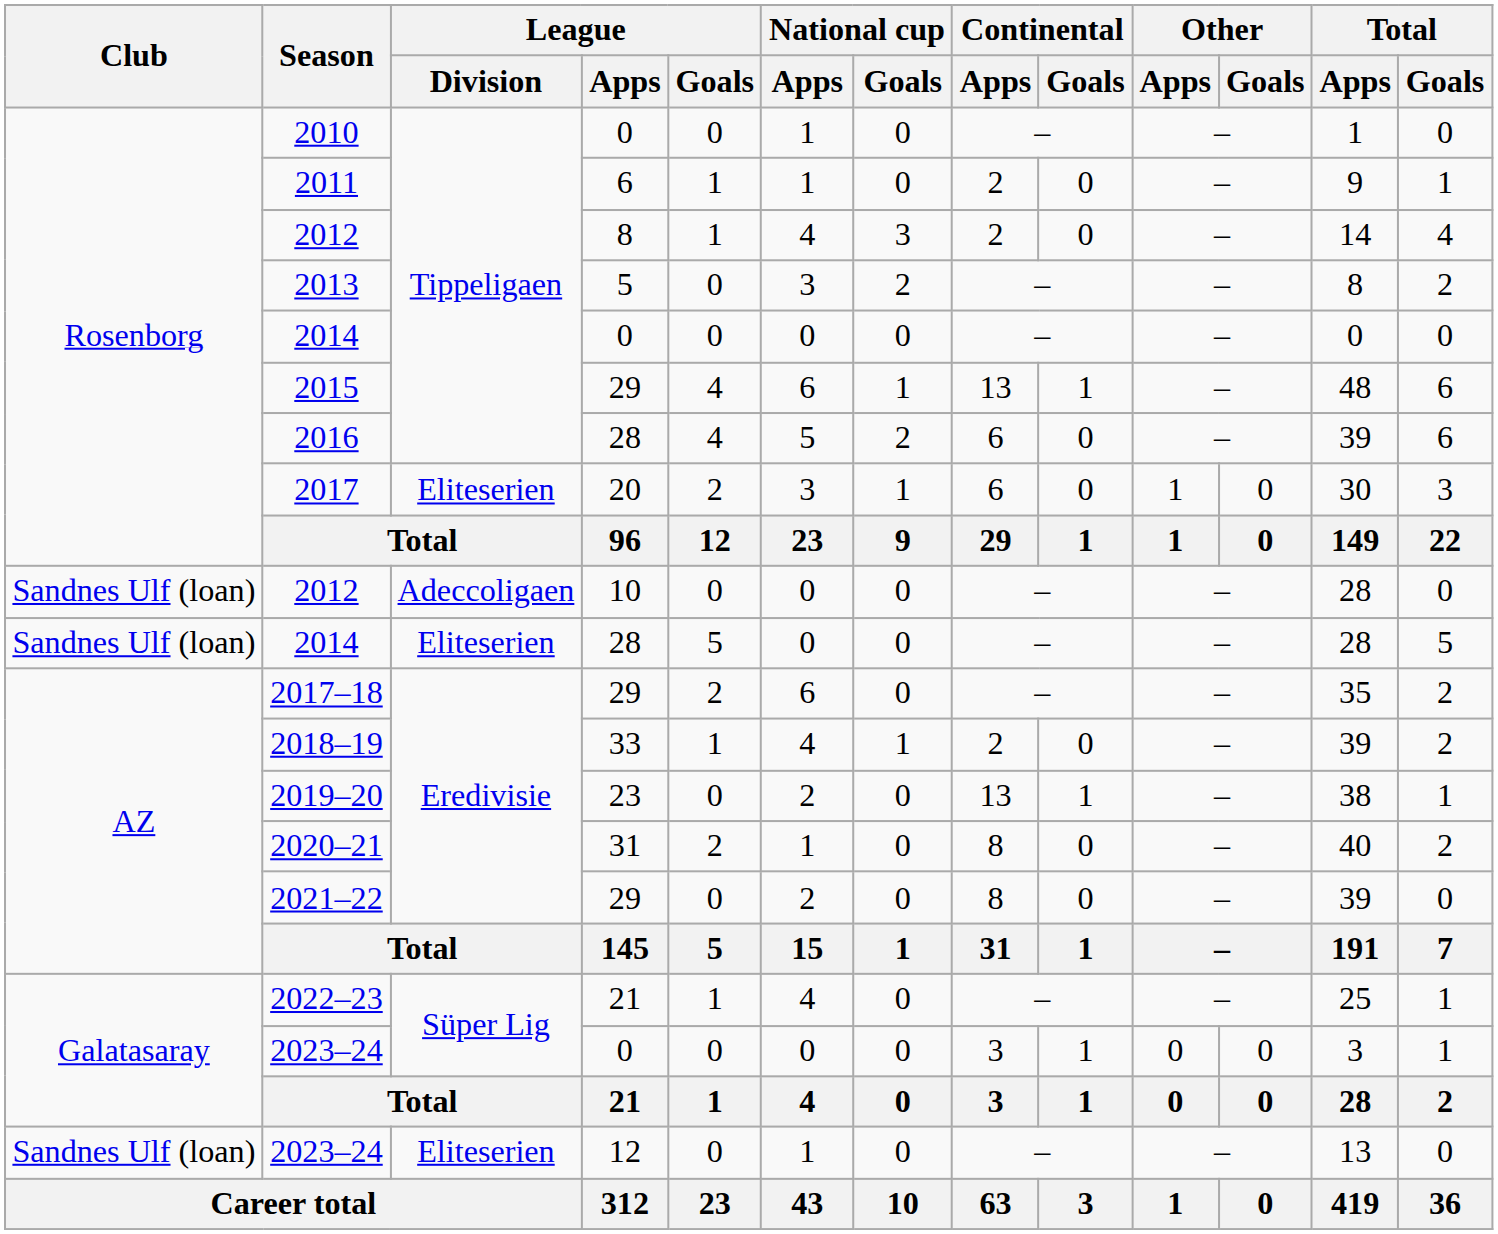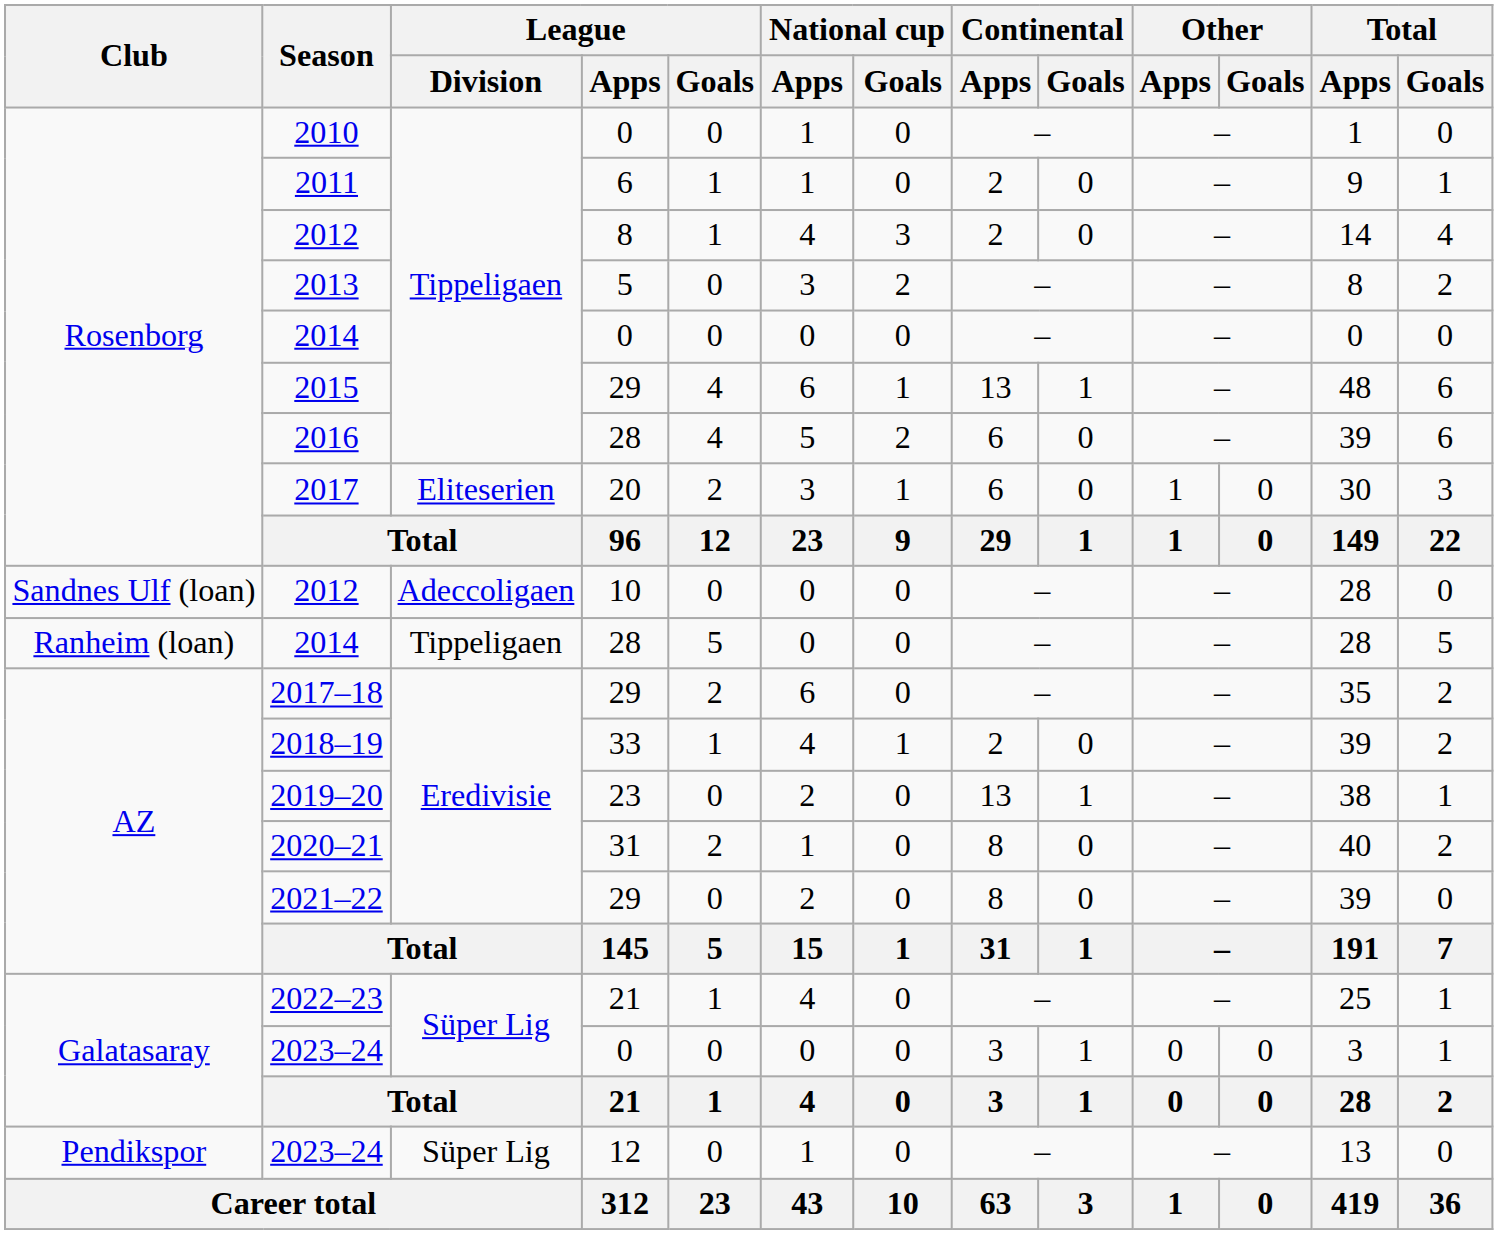(134, 642) Sandnes Ulf (loan) -> (134, 642) Ranheim (loan)
(486, 642) Eliteserien -> (486, 642) Tippeligaen
(134, 1152) Sandnes Ulf (loan) -> (134, 1152) Pendikspor
(486, 1152) Eliteserien -> (486, 1152) Süper Lig
